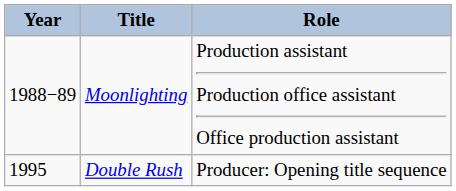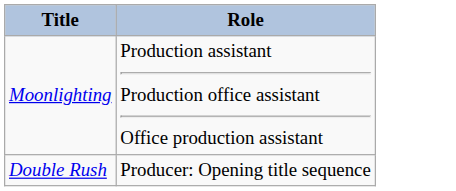- column: (43, 20)
